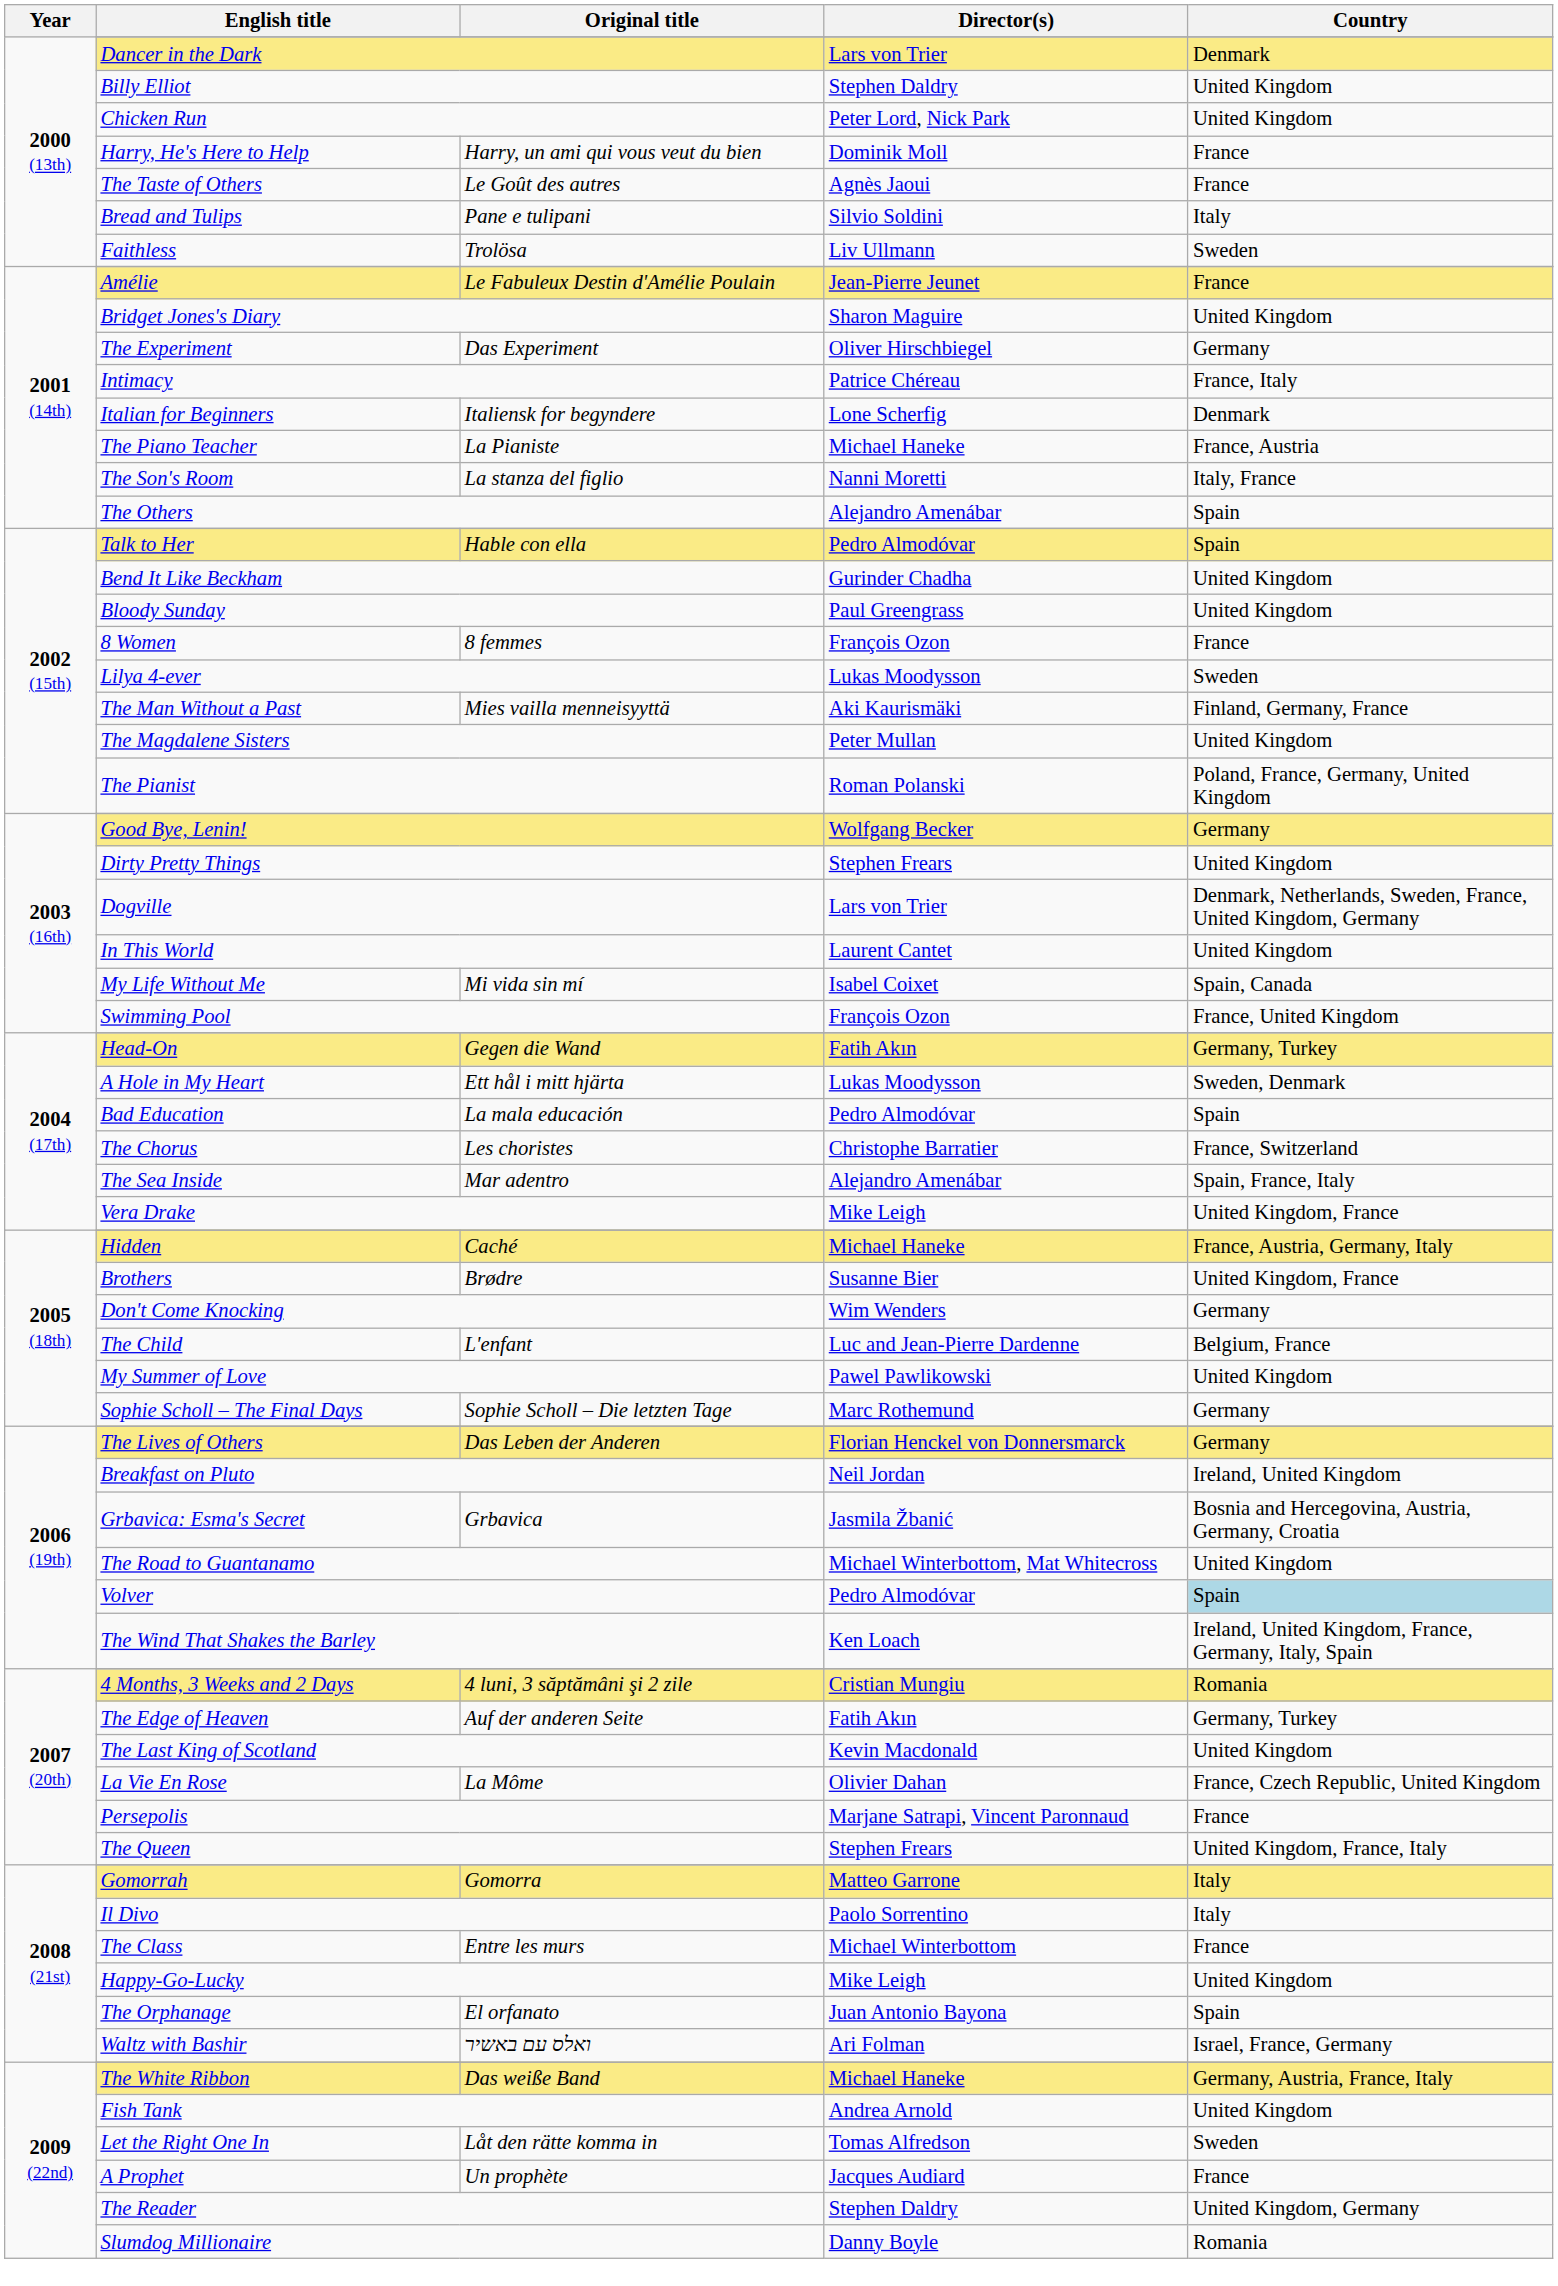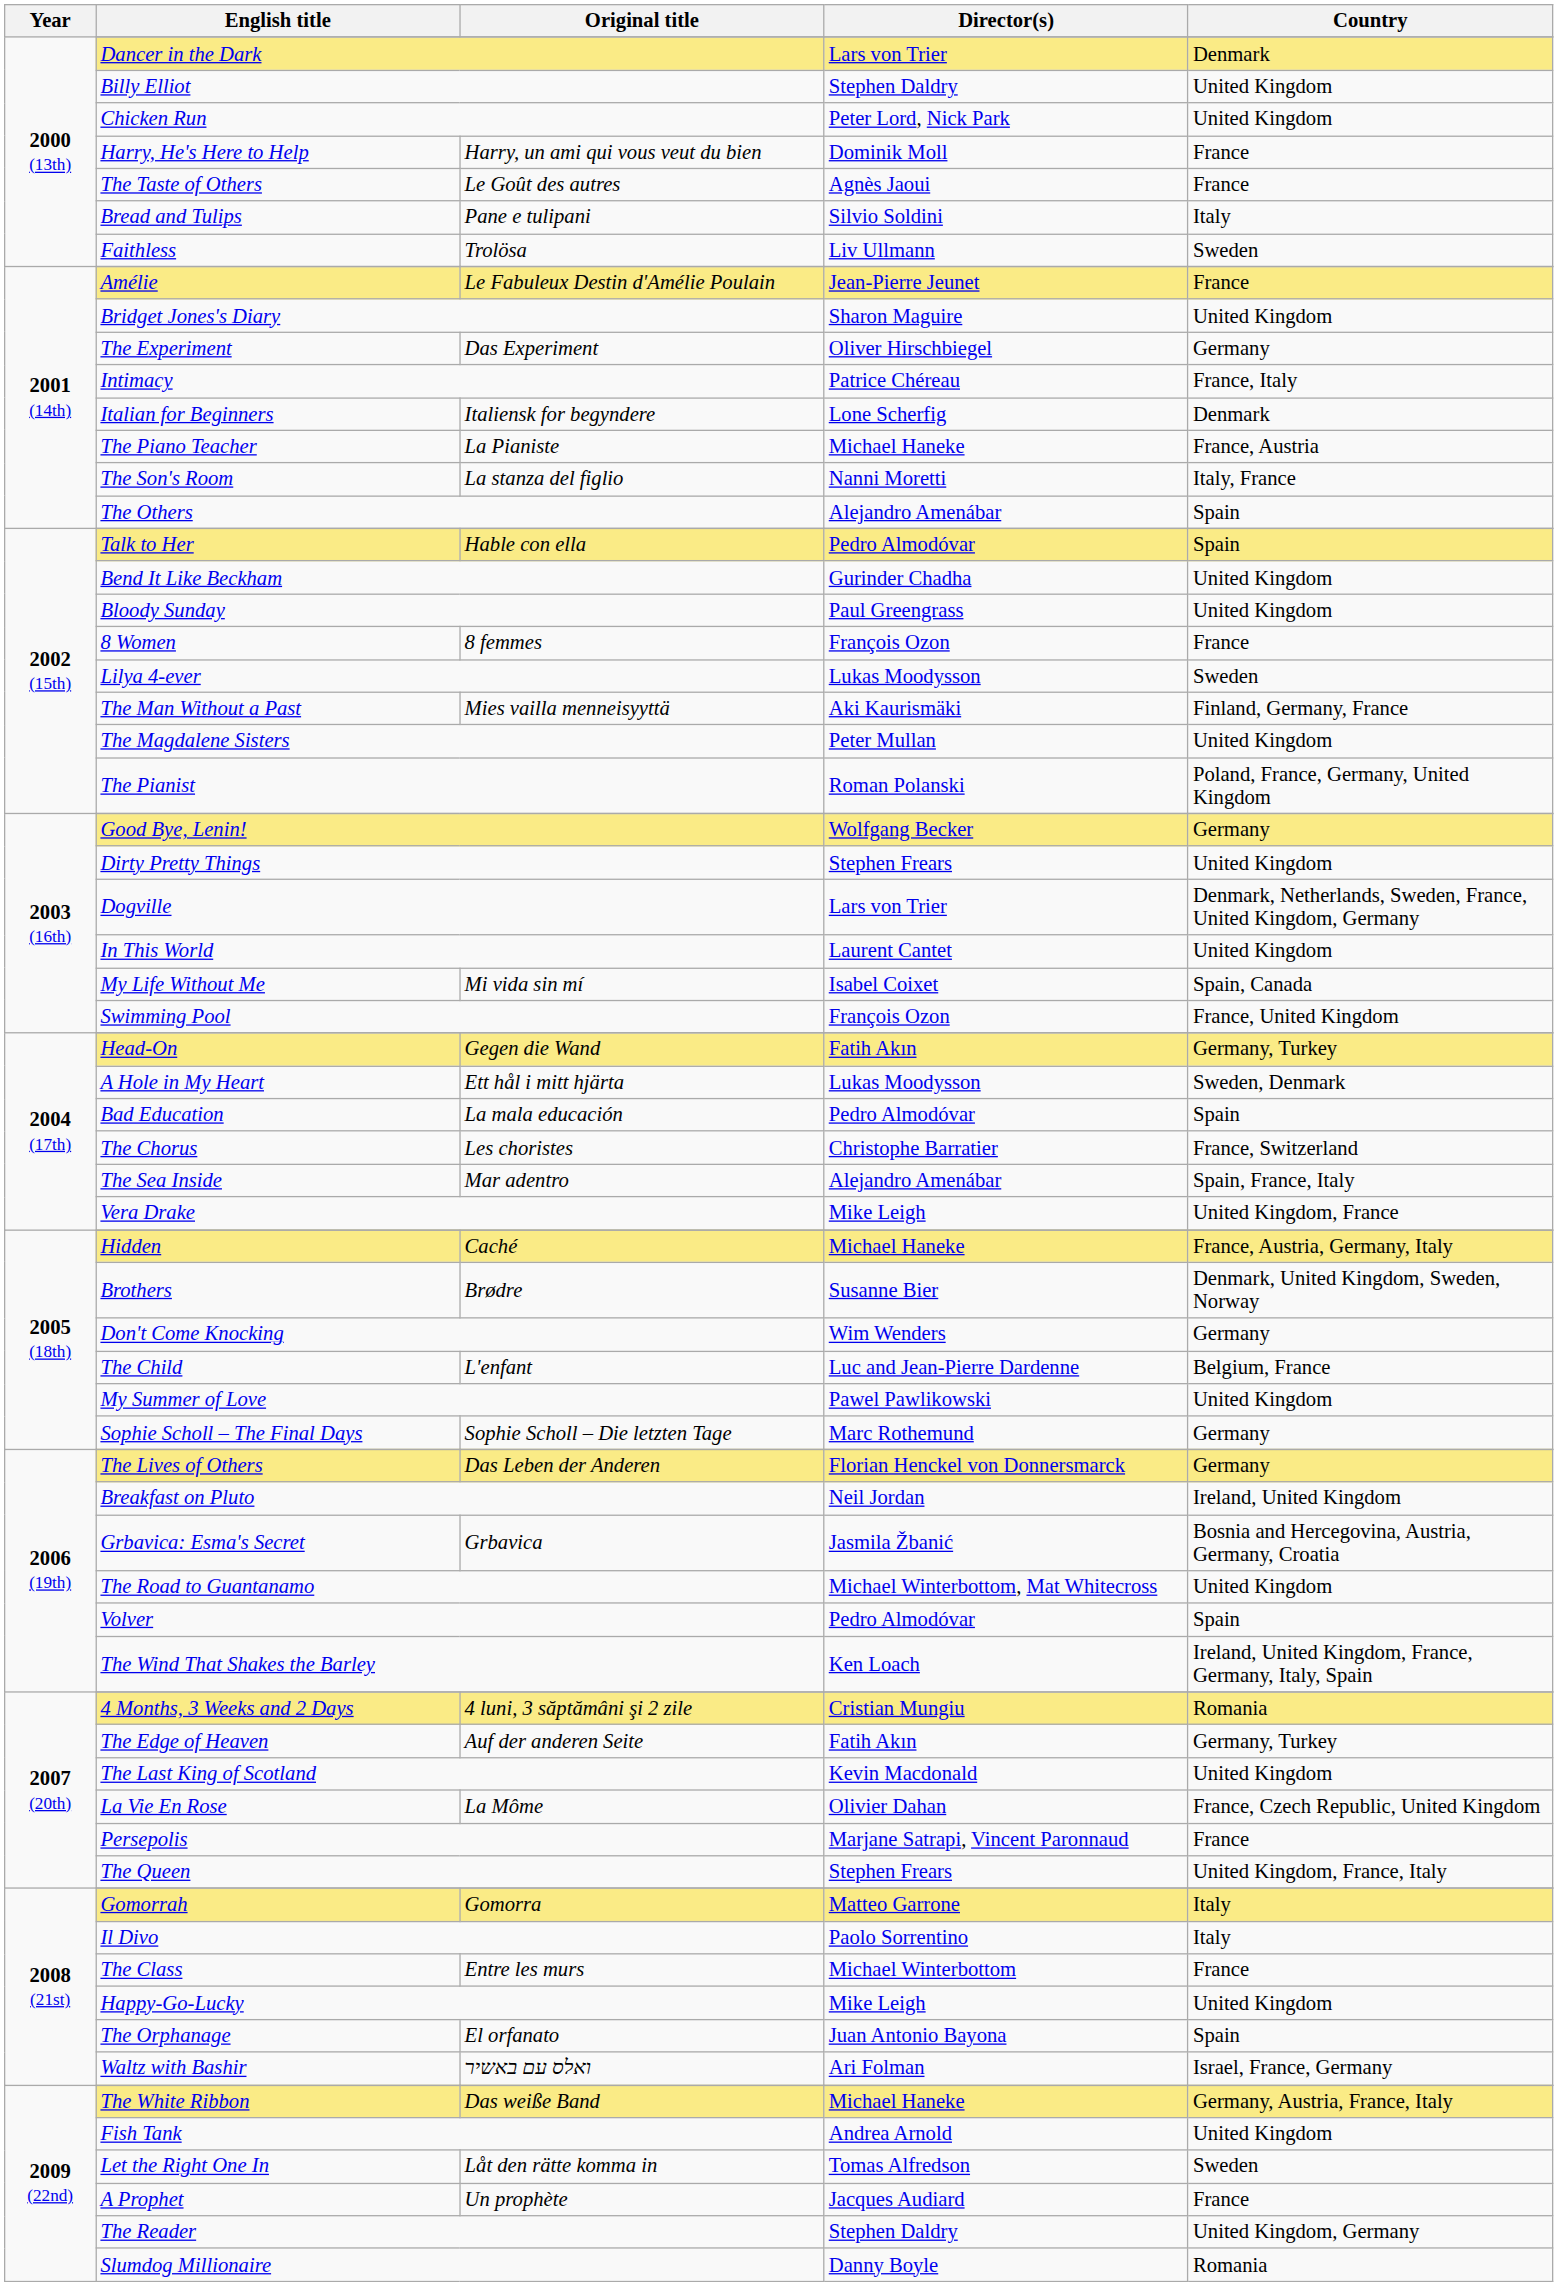(1296, 1278) United Kingdom, France -> (1347, 1290) Denmark, United Kingdom, Sweden, Norway
(1216, 1596) lightblue background -> (1216, 1619) no background
